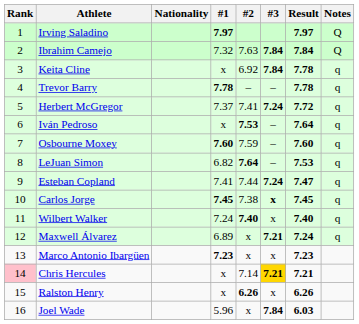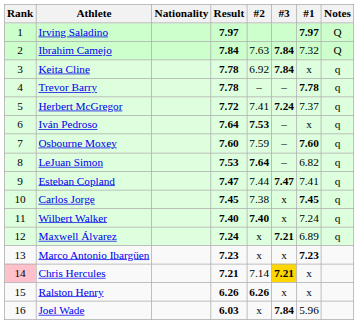columns swapped: (223, 13) <-> (304, 13)
(273, 180) 7.24 -> (284, 180) 7.47
(273, 199) bold -> (284, 199) normal
